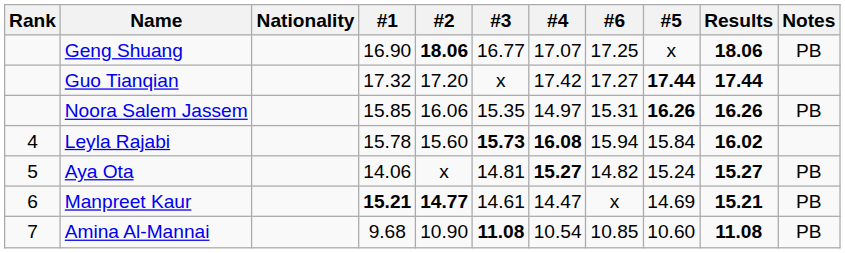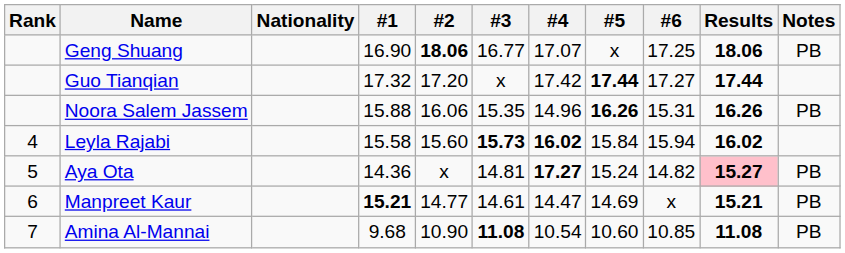columns swapped: (671, 20) <-> (614, 20)
(387, 111) 15.85 -> (387, 111) 15.88
(558, 111) 14.97 -> (558, 111) 14.96
(387, 141) 15.78 -> (387, 141) 15.58
(558, 141) 16.08 -> (558, 141) 16.02
(387, 172) 14.06 -> (387, 172) 14.36
(558, 172) 15.27 -> (558, 172) 17.27
(739, 172) no background -> (739, 172) pink background
(444, 202) bold -> (444, 202) normal
